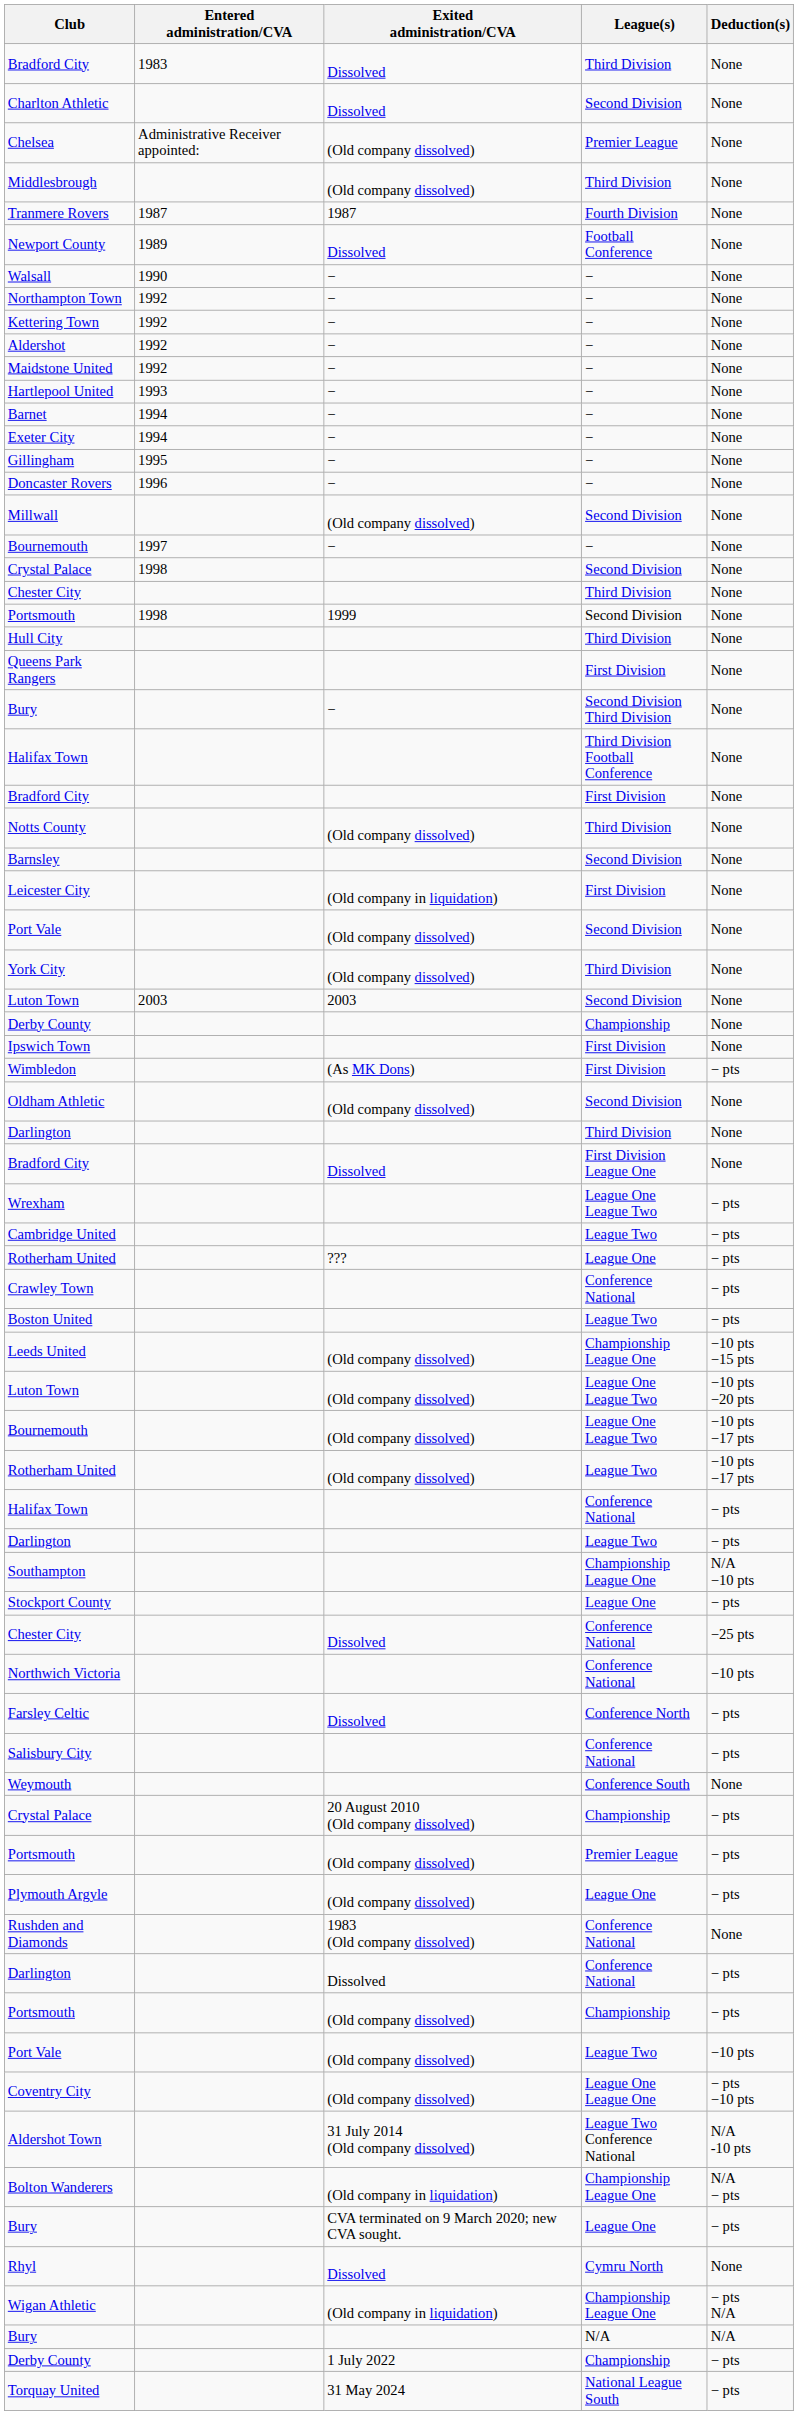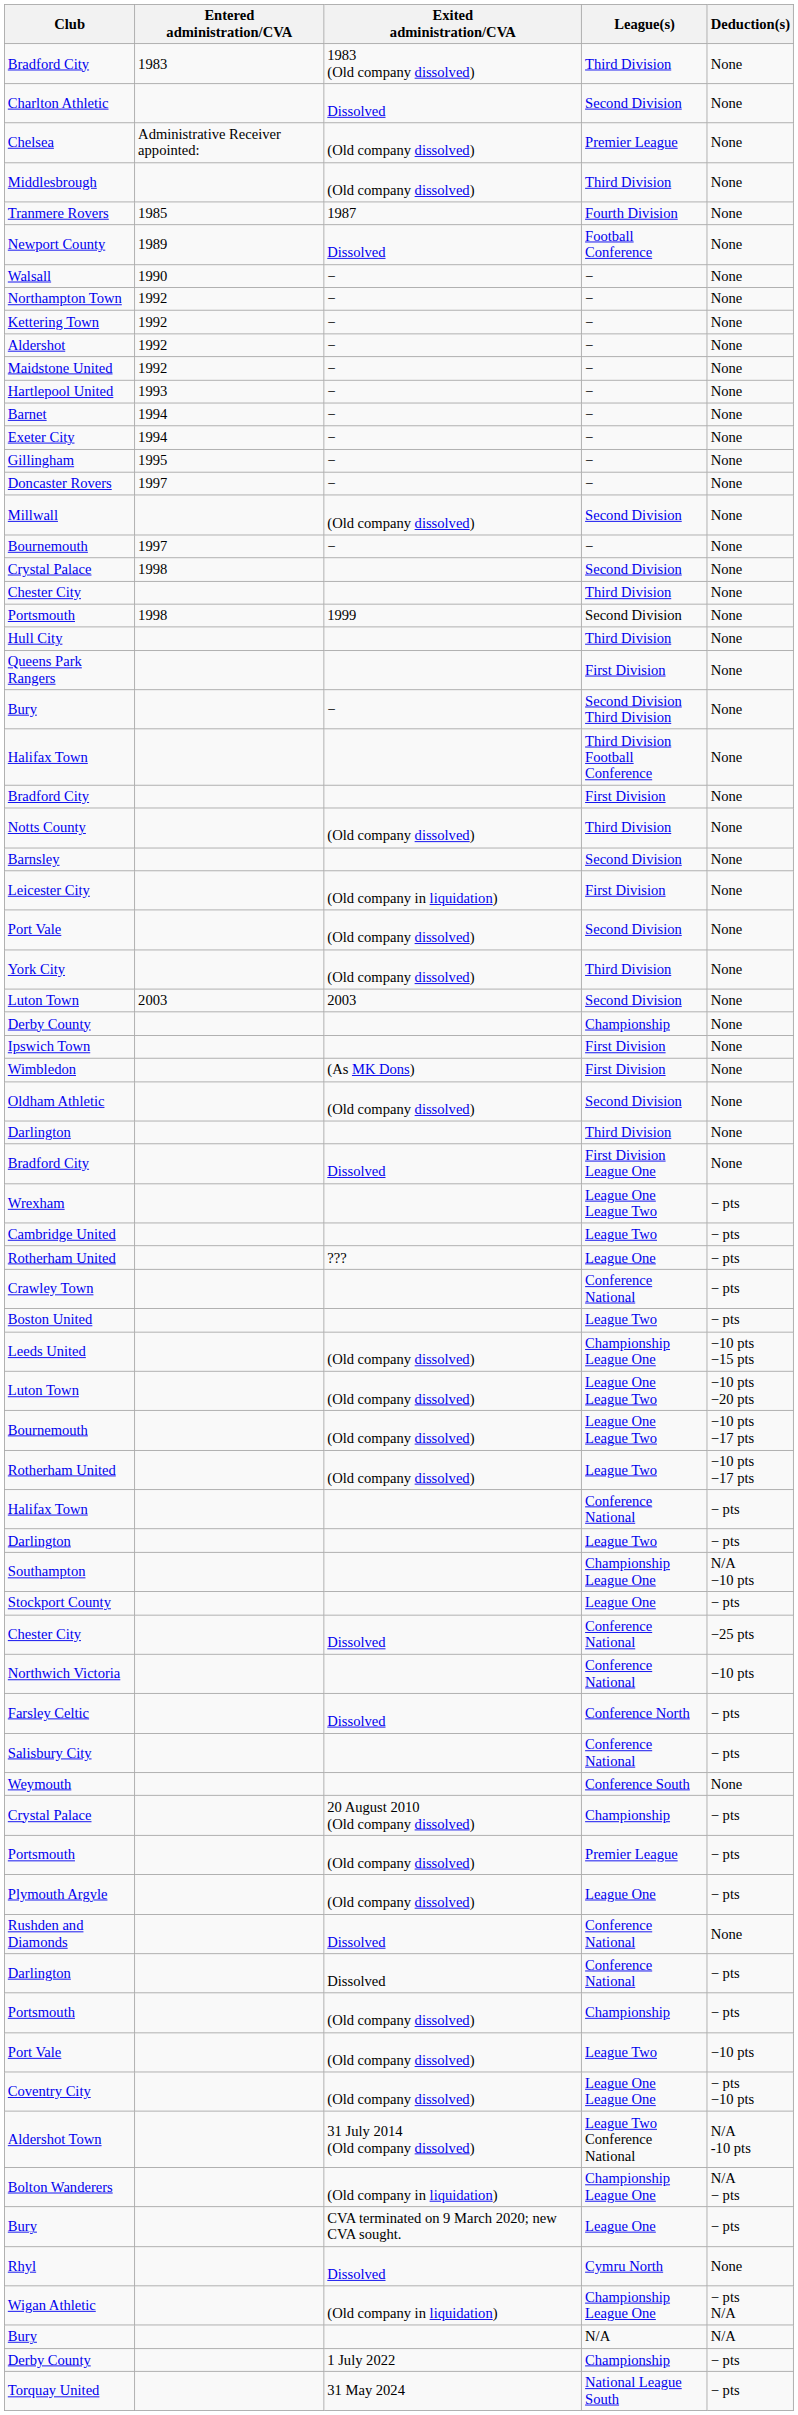(356, 71) Dissolved -> (401, 63) 1983 (Old company dissolved)
(153, 213) 1987 -> (153, 213) 1985
(153, 483) 1996 -> (153, 483) 1997
(725, 1069) − pts -> (727, 1069) None
(401, 1933) 1983 (Old company dissolved) -> (356, 1942) Dissolved
